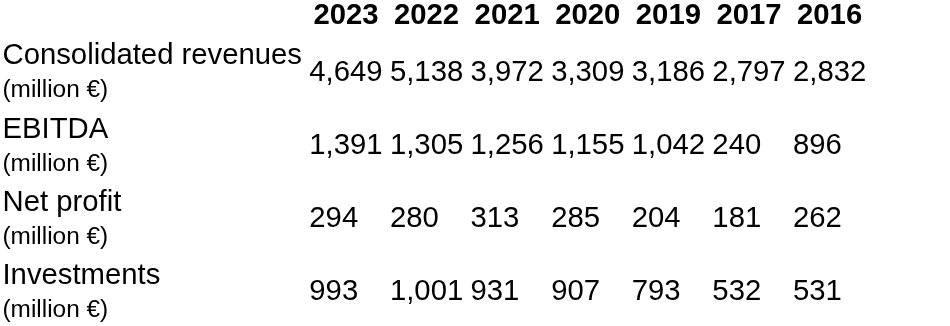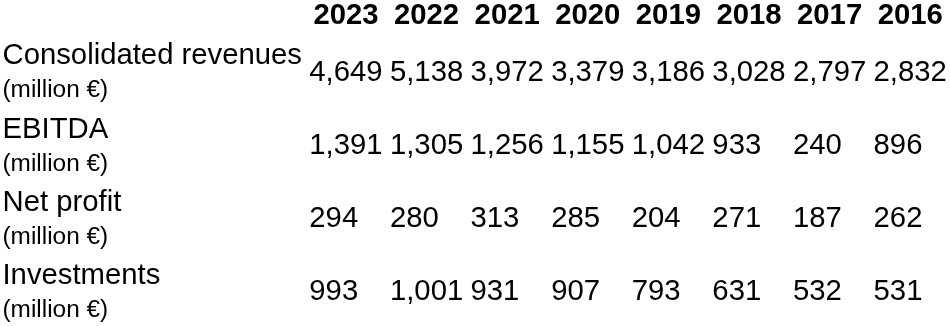+ column: (749, 14)
(588, 71) 3,309 -> (588, 71) 3,379
(737, 217) 181 -> (817, 217) 187
